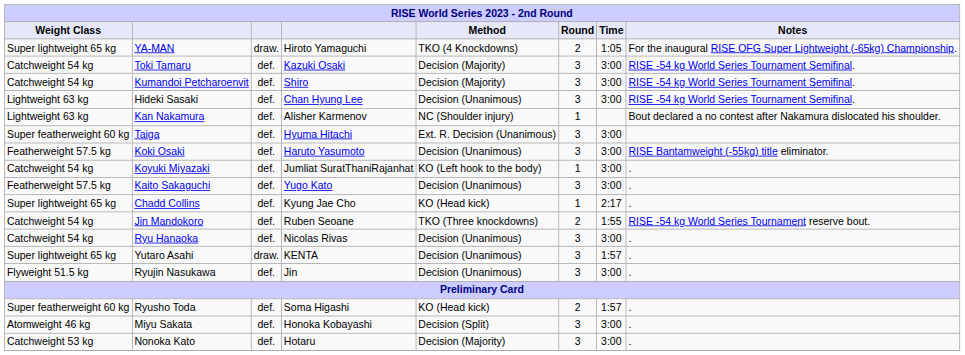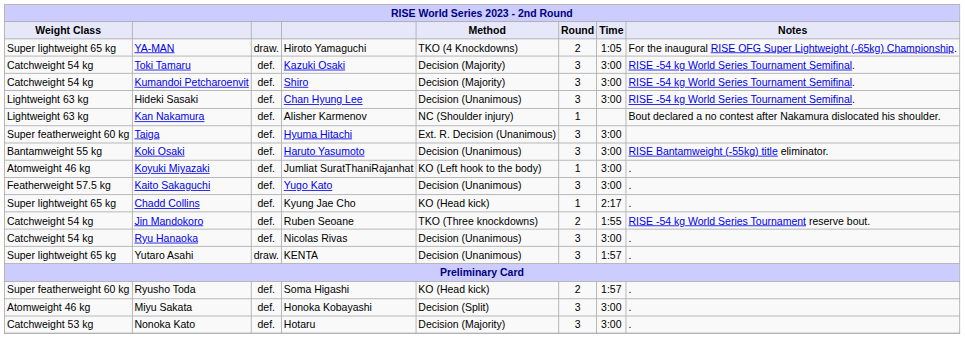(59, 151) Featherweight 57.5 kg -> (54, 151) Bantamweight 55 kg
(50, 169) Catchweight 54 kg -> (49, 169) Atomweight 46 kg
- row: (175, 272)
